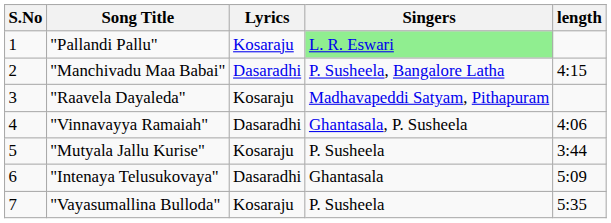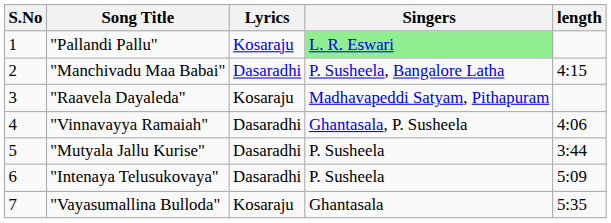(263, 151) Kosaraju -> (267, 151) Dasaradhi
(346, 177) Ghantasala -> (347, 177) P. Susheela
(347, 204) P. Susheela -> (346, 204) Ghantasala
